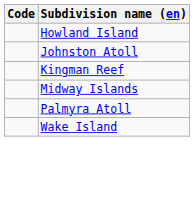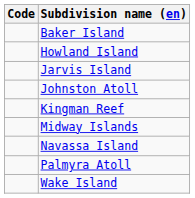+ row: (82, 33)
+ row: (86, 70)
+ row: (89, 146)
